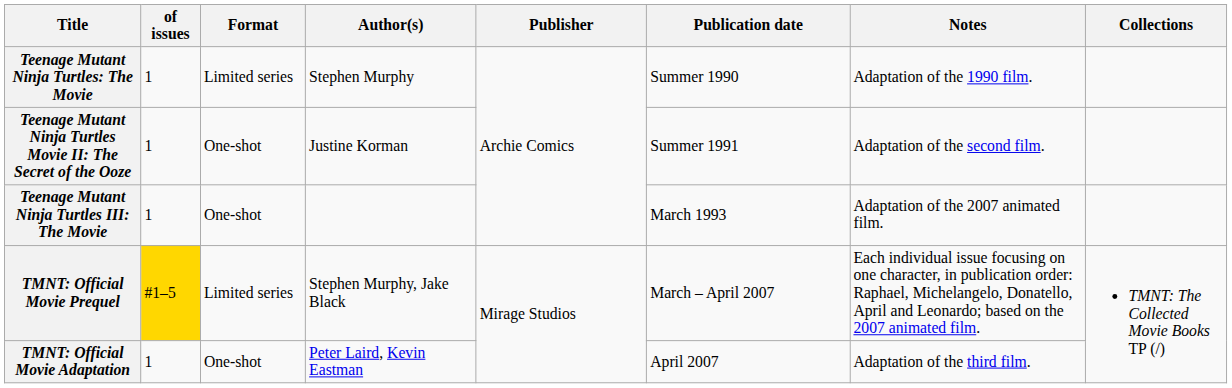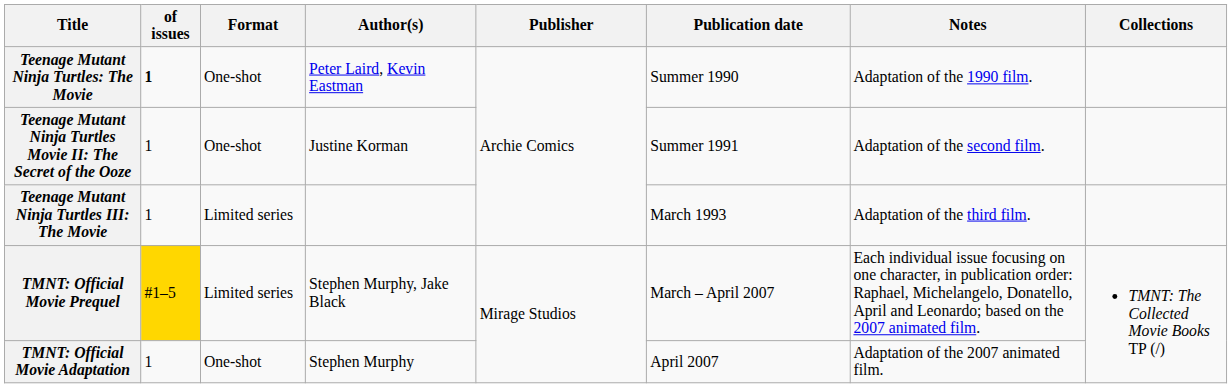(148, 77) normal -> (148, 77) bold
(249, 77) Limited series -> (233, 77) One-shot
(362, 77) Stephen Murphy -> (367, 77) Peter Laird, Kevin Eastman
(233, 215) One-shot -> (249, 215) Limited series
(957, 215) Adaptation of the 2007 animated film. -> (942, 215) Adaptation of the third film.
(367, 361) Peter Laird, Kevin Eastman -> (362, 361) Stephen Murphy
(942, 361) Adaptation of the third film. -> (957, 361) Adaptation of the 2007 animated film.
